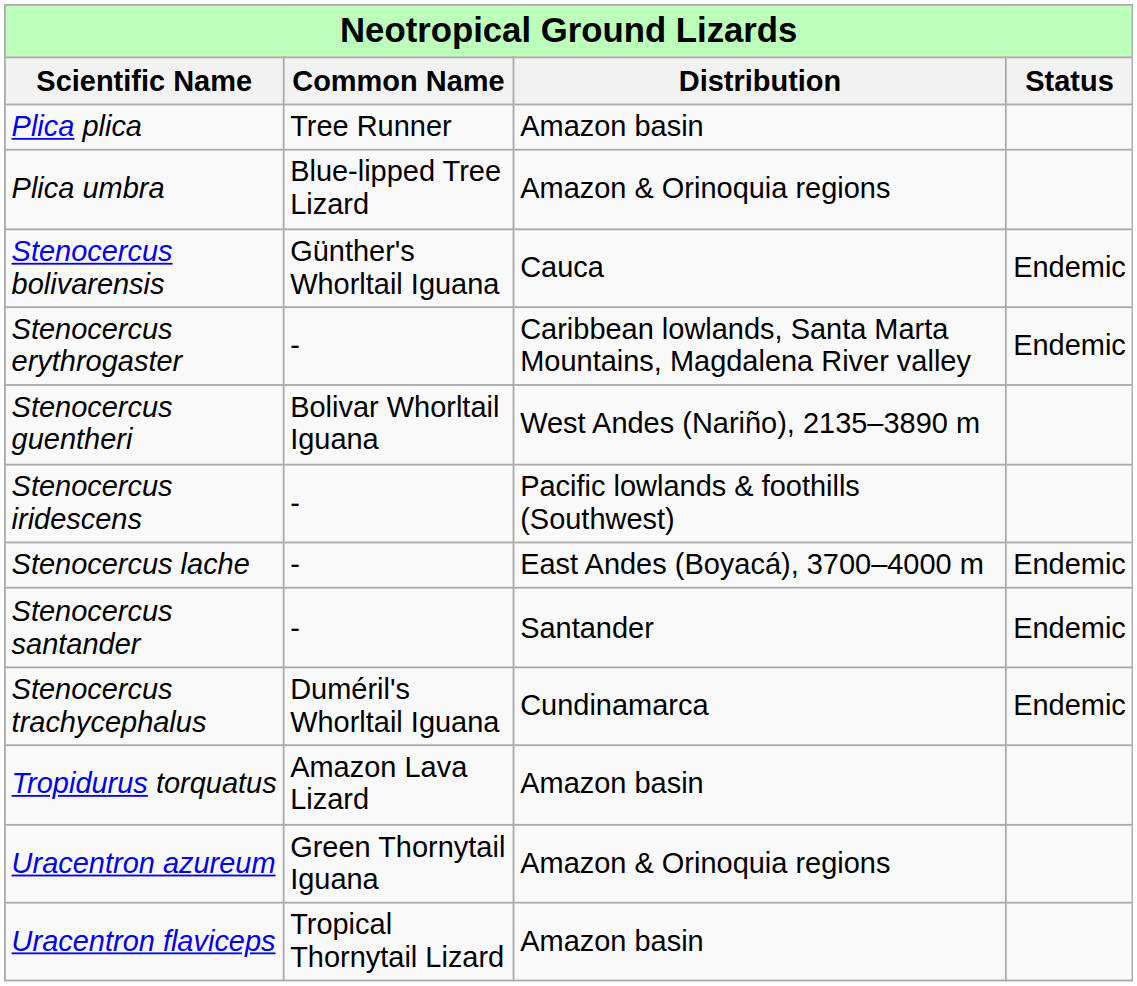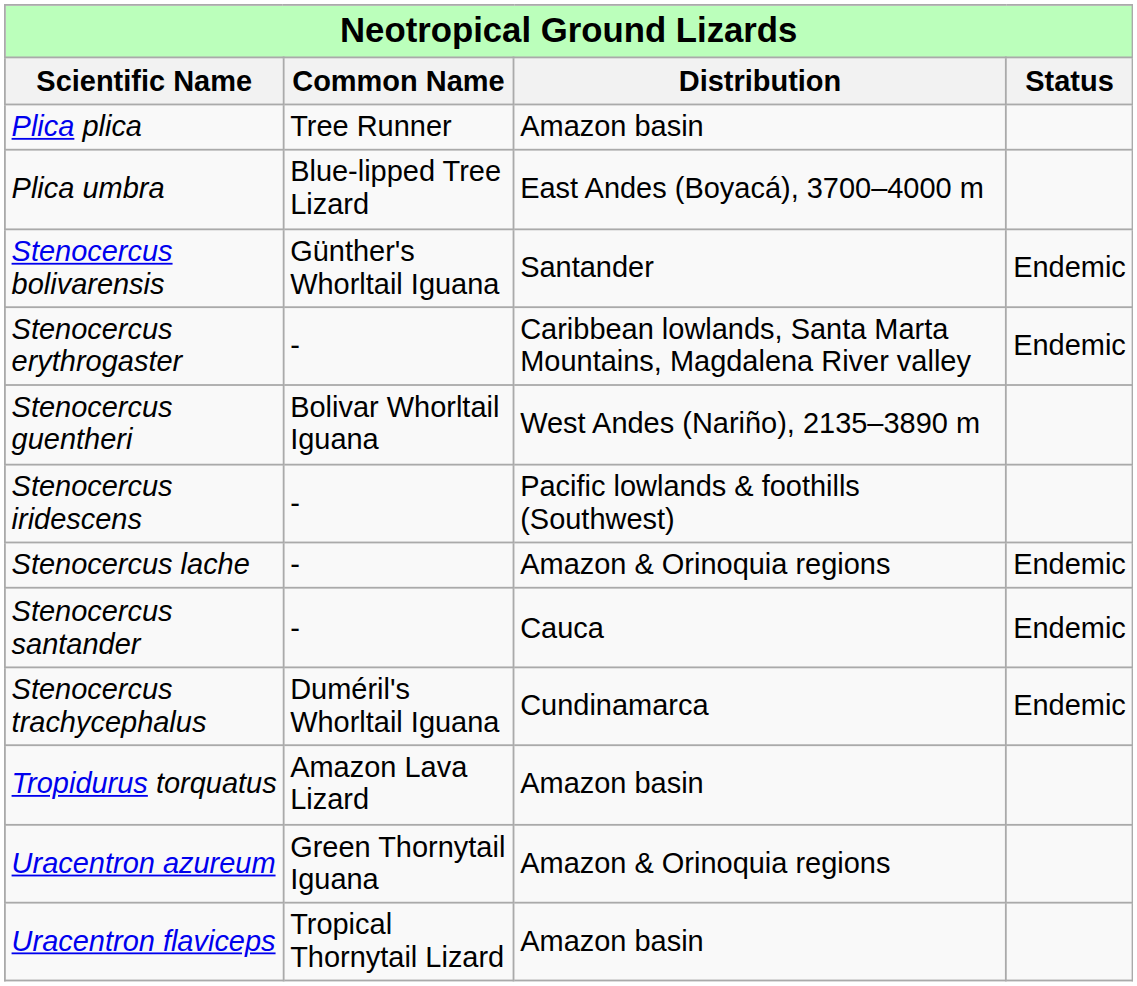(705, 188) Amazon & Orinoquia regions -> (752, 188) East Andes (Boyacá), 3700–4000 m
(562, 267) Cauca -> (587, 267) Santander
(752, 565) East Andes (Boyacá), 3700–4000 m -> (705, 565) Amazon & Orinoquia regions
(587, 627) Santander -> (562, 627) Cauca
